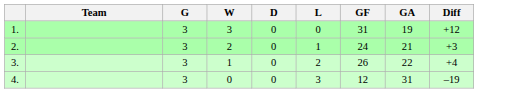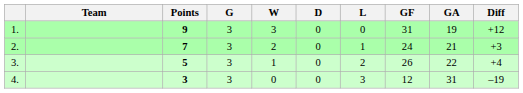+ column: (185, 12)
